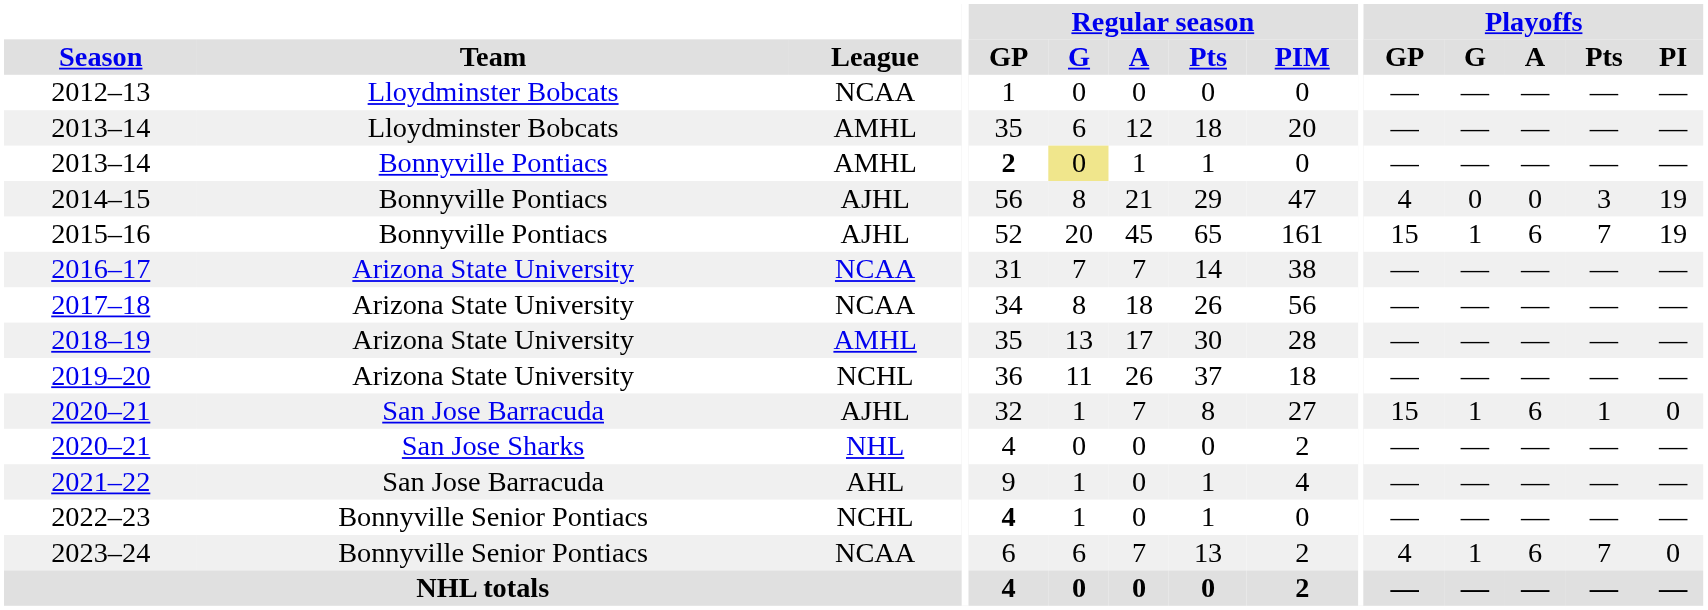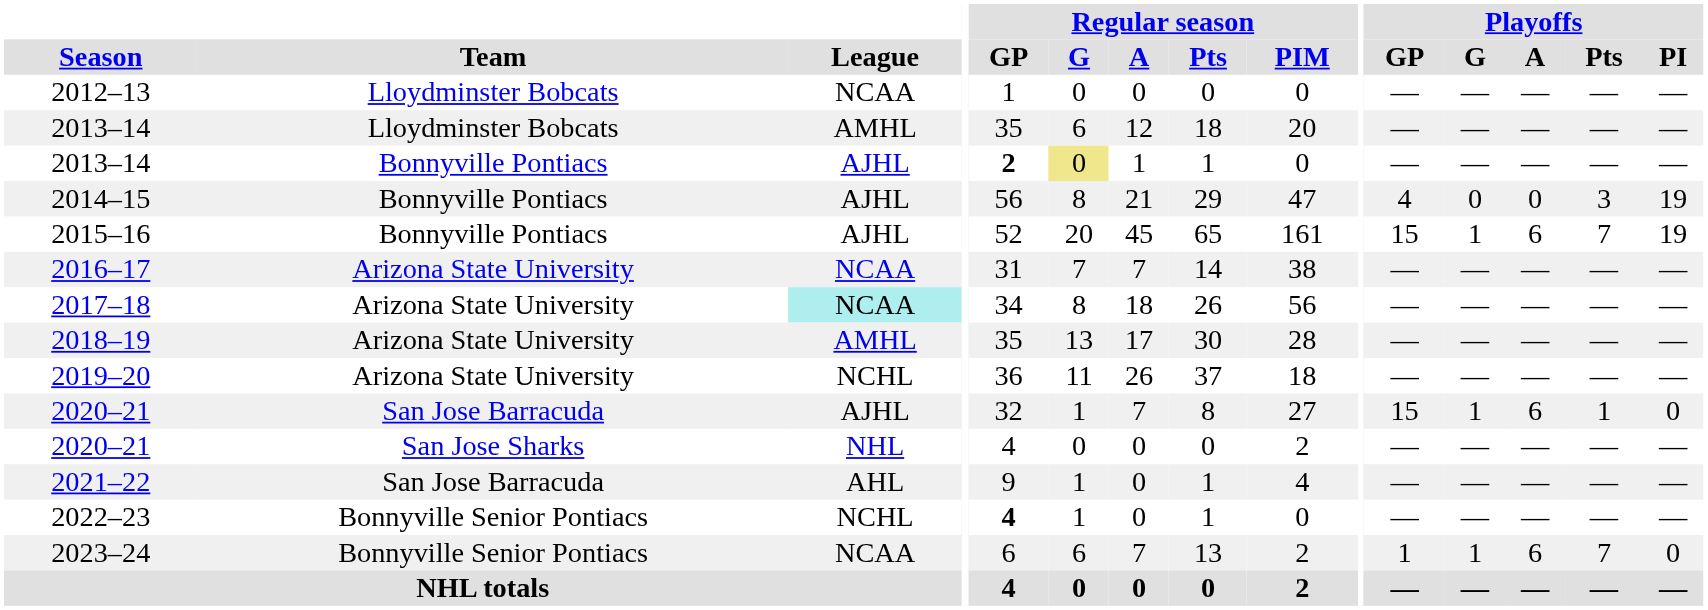(875, 162) AMHL -> (875, 162) AJHL
(875, 304) no background -> (875, 304) paleturquoise background
(1405, 552) 4 -> (1405, 552) 1
